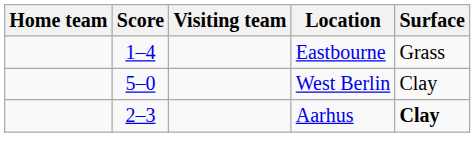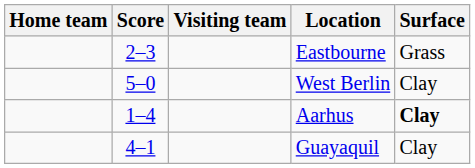(140, 52) 1–4 -> (140, 52) 2–3
(140, 115) 2–3 -> (140, 115) 1–4
+ row: (337, 147)
